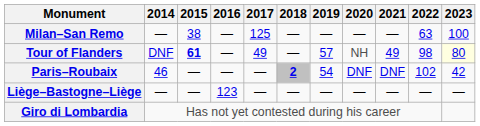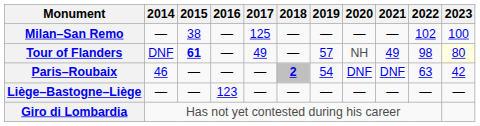(425, 33) 63 -> (425, 33) 102
(425, 72) 102 -> (425, 72) 63
